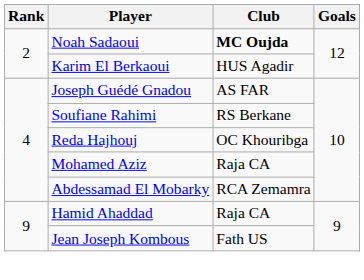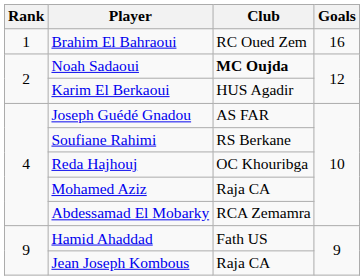+ row: (114, 41)
(243, 213) Raja CA -> (242, 238) Fath US
(242, 238) Fath US -> (243, 262) Raja CA
